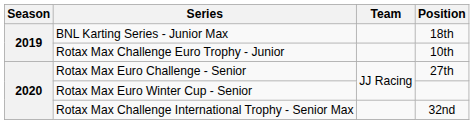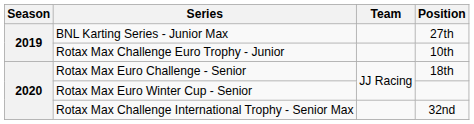(442, 33) 18th -> (442, 33) 27th
(442, 72) 27th -> (442, 72) 18th
